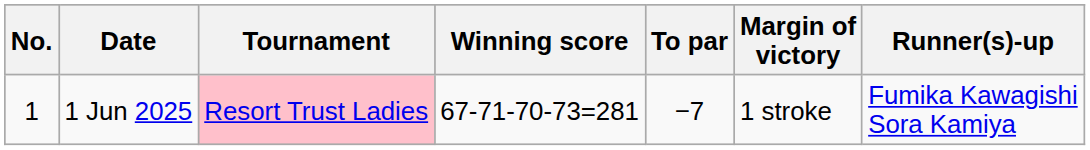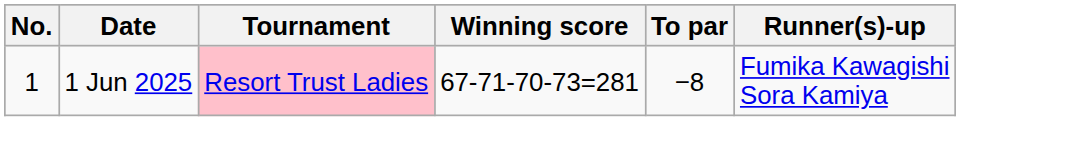- column: (798, 40)
(689, 110) −7 -> (689, 81) −8
